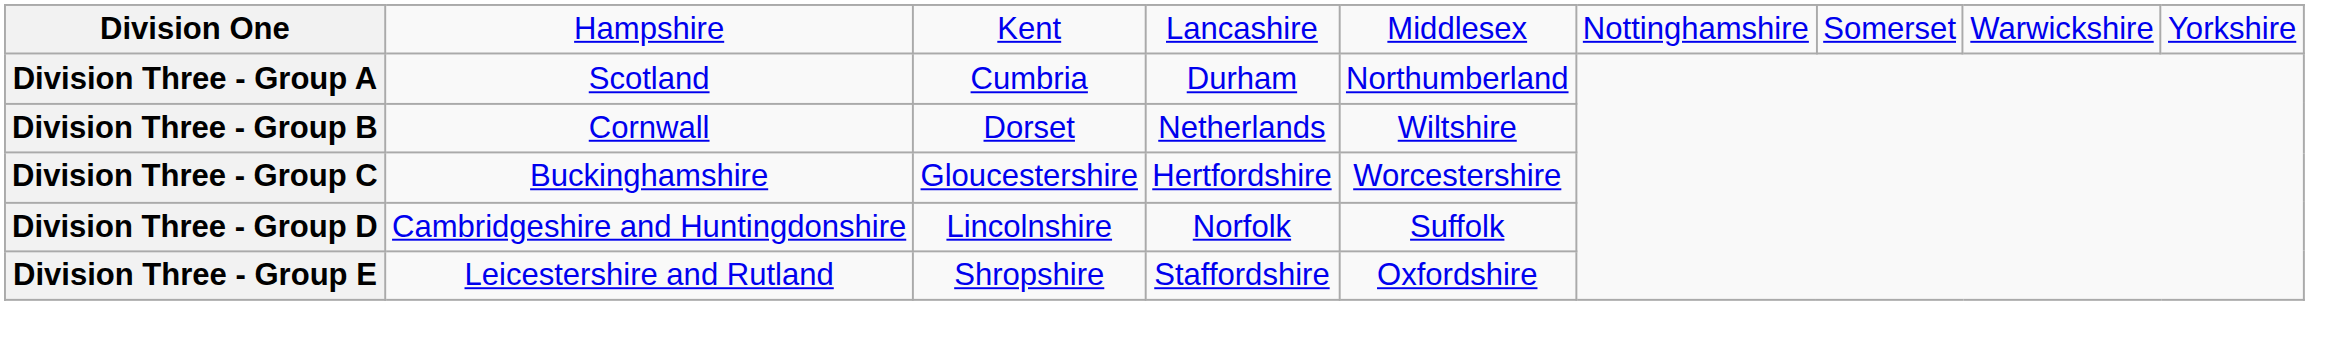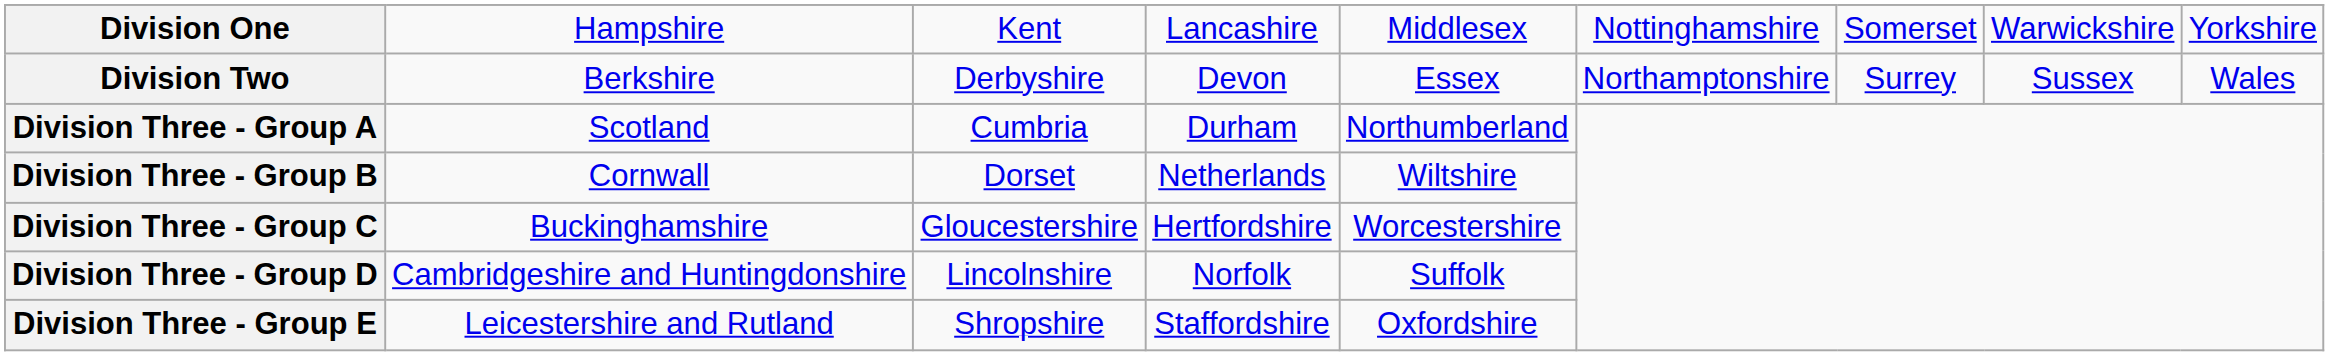+ row: (195, 78)
